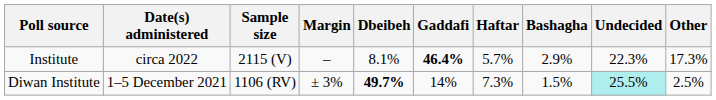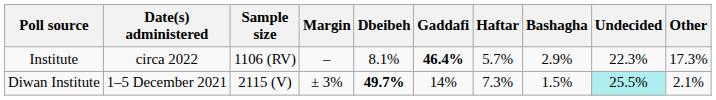(265, 59) 2115 (V) -> (265, 59) 1106 (RV)
(265, 83) 1106 (RV) -> (265, 83) 2115 (V)
(688, 83) 2.5% -> (688, 83) 2.1%
